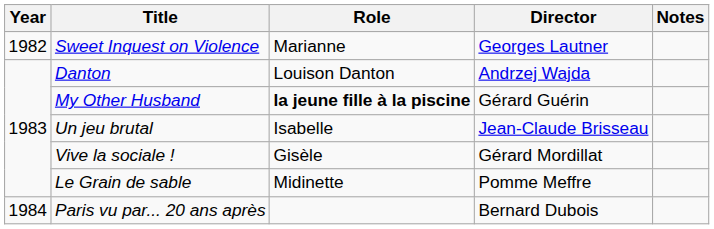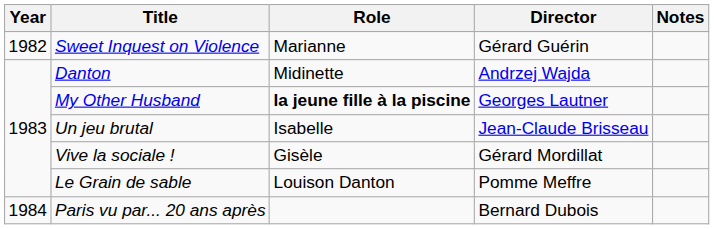(543, 45) Georges Lautner -> (534, 45) Gérard Guérin
(334, 73) Louison Danton -> (309, 73) Midinette
(534, 100) Gérard Guérin -> (543, 100) Georges Lautner
(309, 182) Midinette -> (334, 182) Louison Danton
